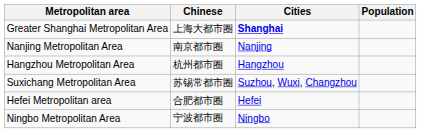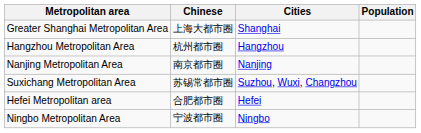(260, 29) bold -> (259, 29) normal
rows swapped: (65, 47) <-> (71, 65)
